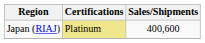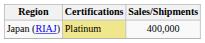(168, 29) 400,600 -> (168, 29) 400,000
